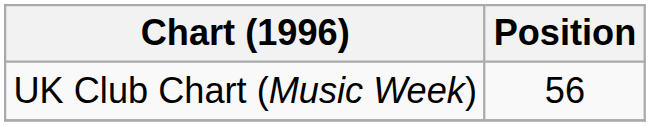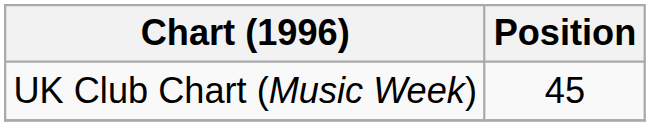(565, 90) 56 -> (565, 90) 45
